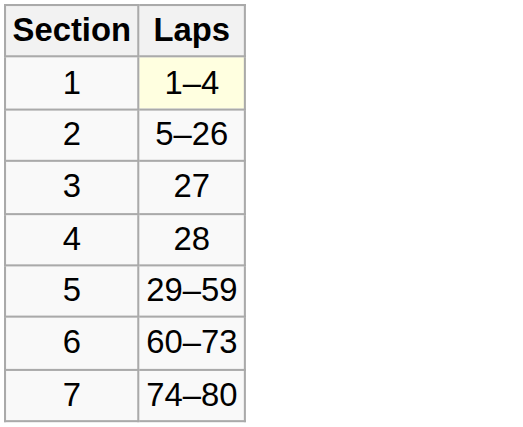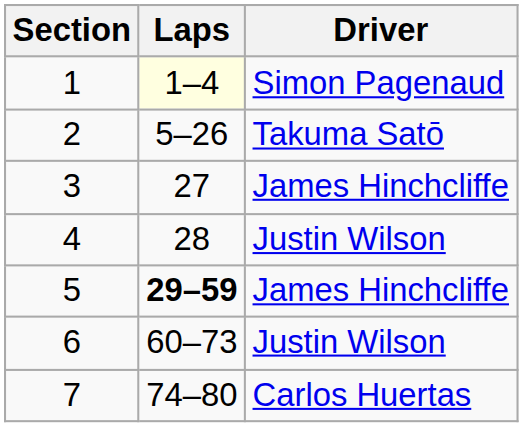+ column: (381, 30)
(192, 290) normal -> (192, 290) bold
